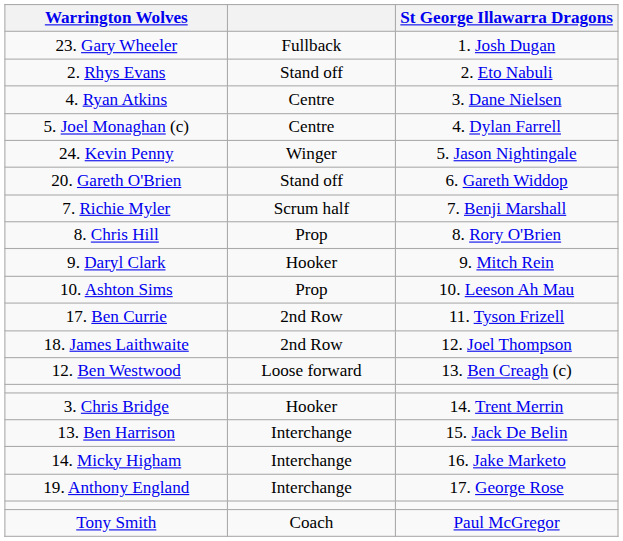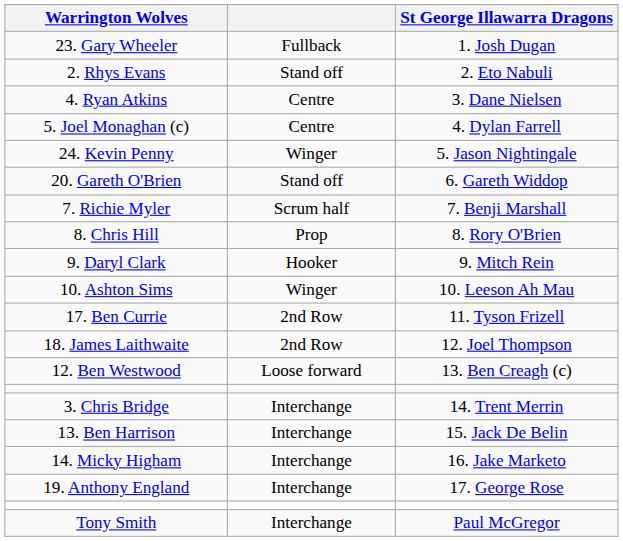(311, 289) Prop -> (311, 289) Winger
(311, 406) Hooker -> (311, 406) Interchange
(311, 522) Coach -> (311, 522) Interchange
